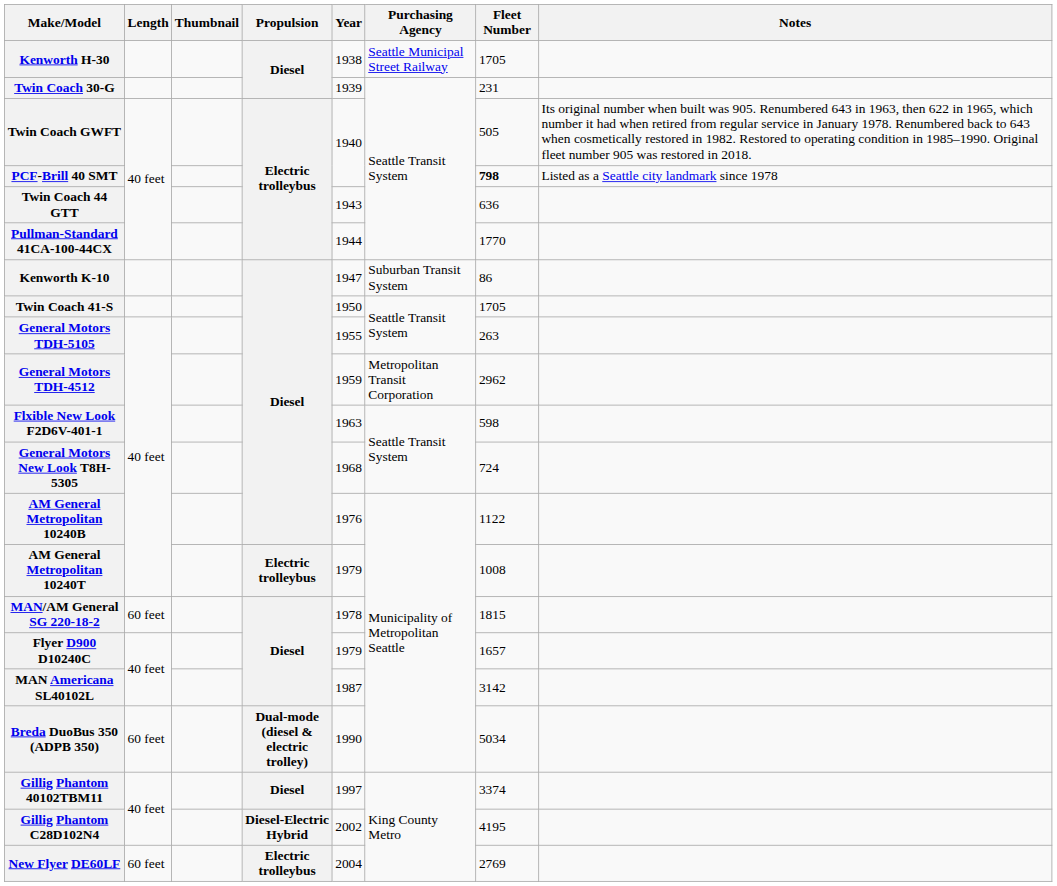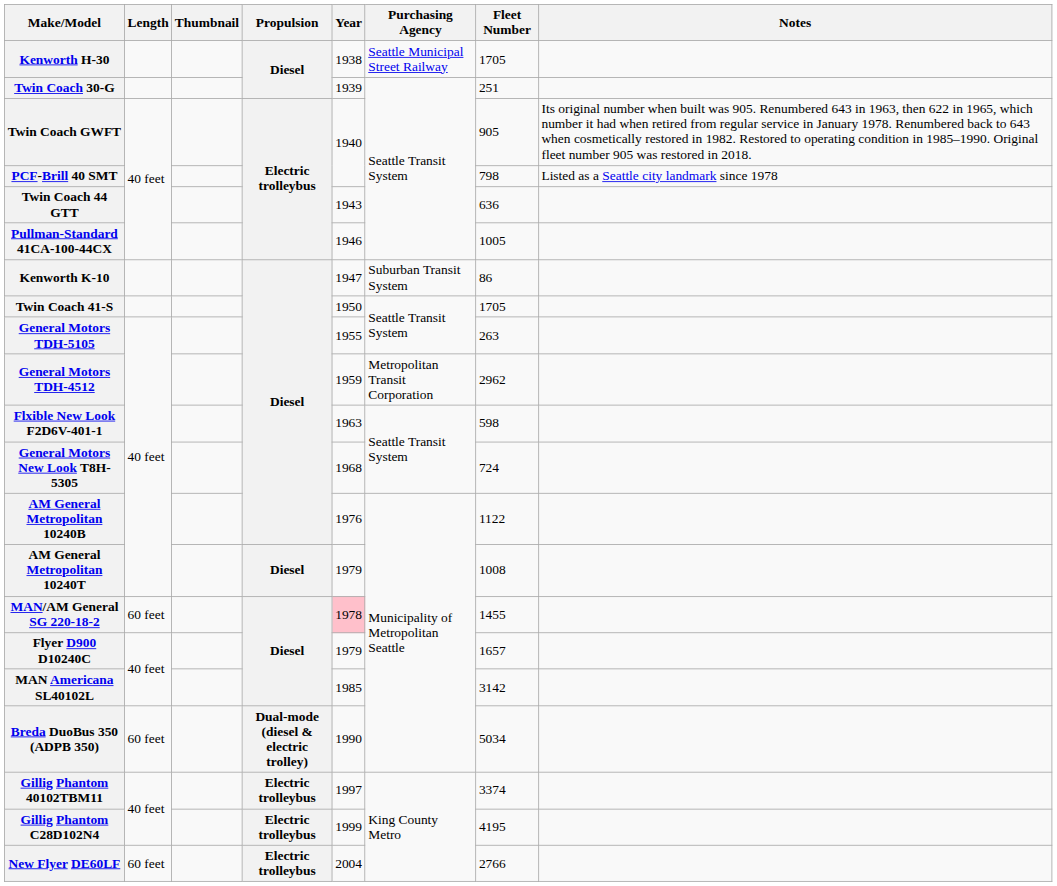(489, 88) 231 -> (489, 88) 251
(489, 132) 505 -> (489, 132) 905
(489, 176) bold -> (489, 176) normal
(349, 241) 1944 -> (349, 241) 1946
(492, 241) 1770 -> (492, 241) 1005
(287, 570) Electric trolleybus -> (287, 570) Diesel
(349, 614) no background -> (349, 614) pink background
(492, 614) 1815 -> (492, 614) 1455
(349, 687) 1987 -> (349, 687) 1985
(287, 790) Diesel -> (287, 790) Electric trolleybus
(287, 827) Diesel-Electric Hybrid -> (287, 827) Electric trolleybus
(349, 827) 2002 -> (349, 827) 1999
(492, 863) 2769 -> (492, 863) 2766
